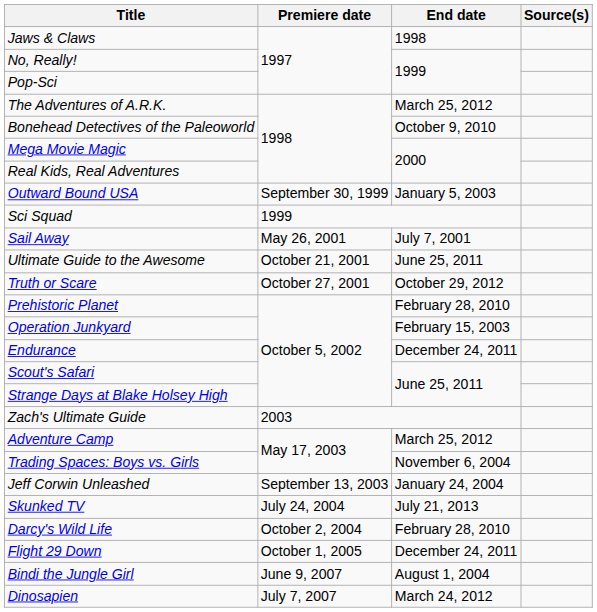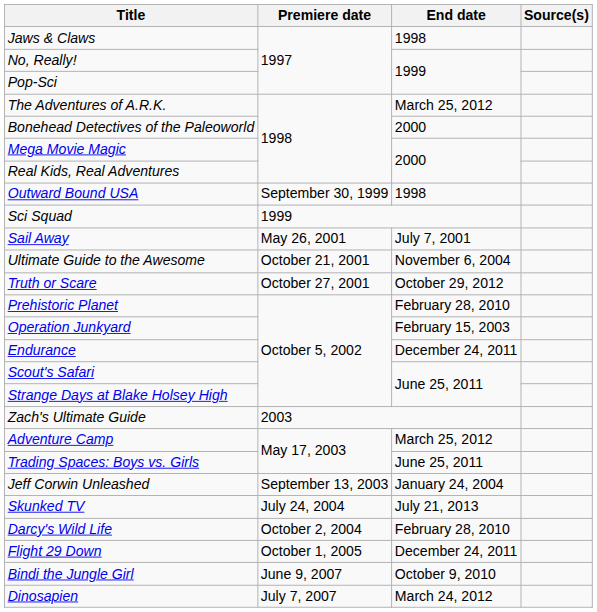(445, 127) October 9, 2010 -> (410, 127) 2000
(445, 194) January 5, 2003 -> (410, 194) 1998
(439, 261) June 25, 2011 -> (453, 261) November 6, 2004
(453, 462) November 6, 2004 -> (439, 462) June 25, 2011
(442, 573) August 1, 2004 -> (445, 573) October 9, 2010
